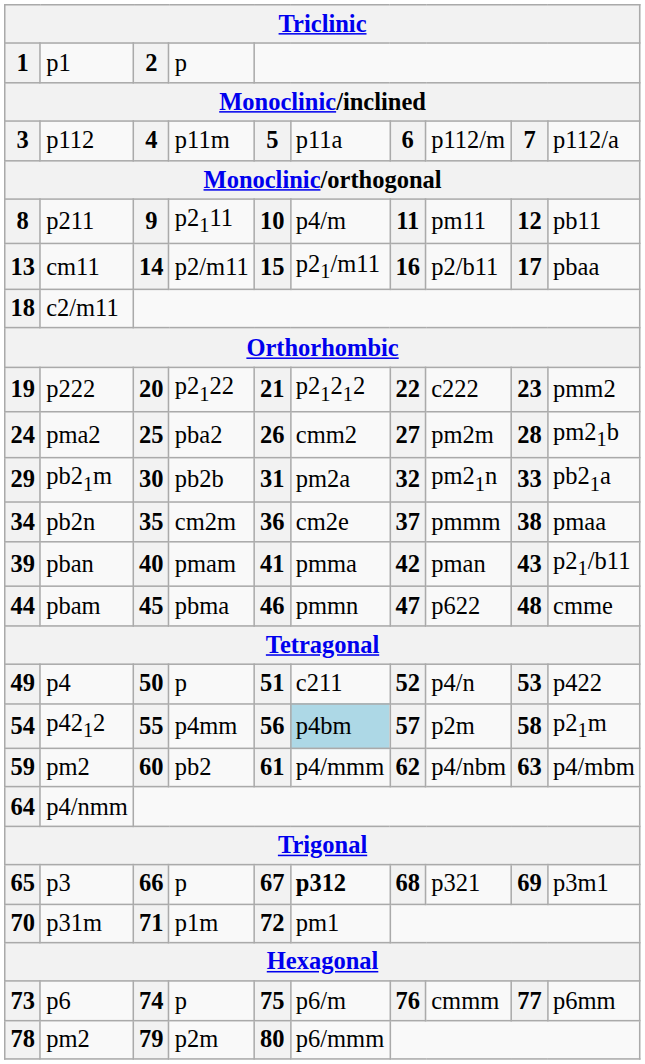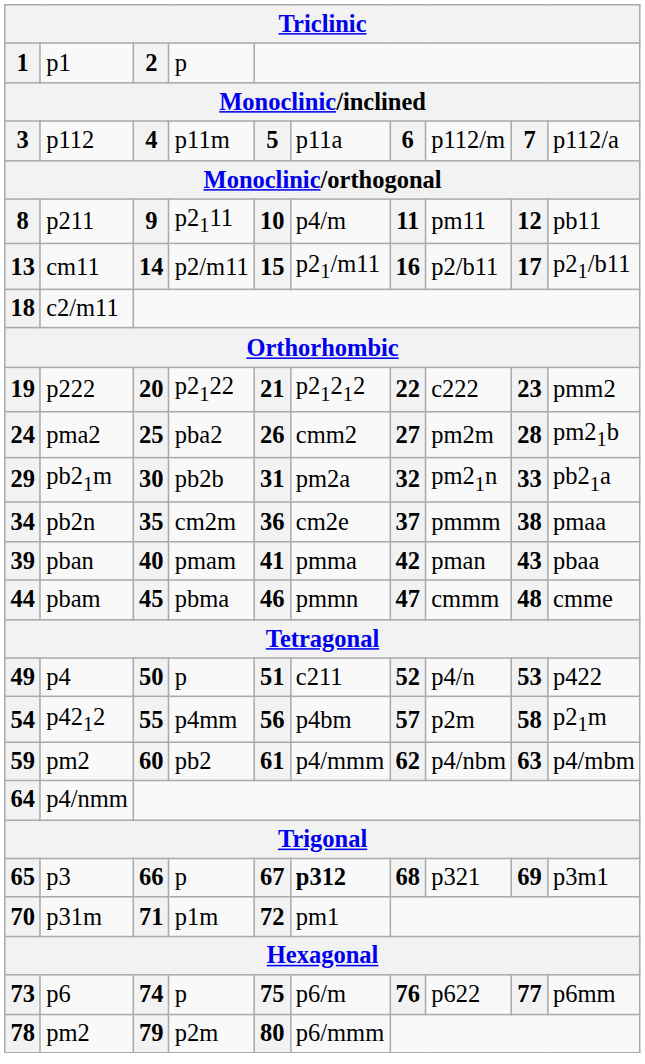(576, 266) pbaa -> (592, 266) p21/b11
(592, 563) p21/b11 -> (576, 560) pbaa
(456, 605) p622 -> (465, 599) cmmm
(324, 725) lightblue background -> (324, 719) no background
(465, 1000) cmmm -> (456, 994) p622
